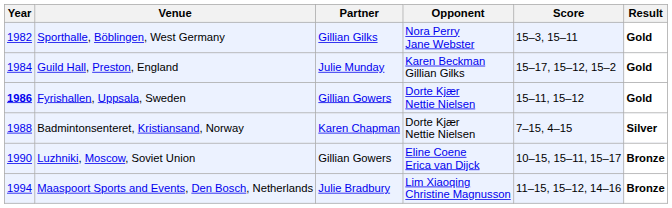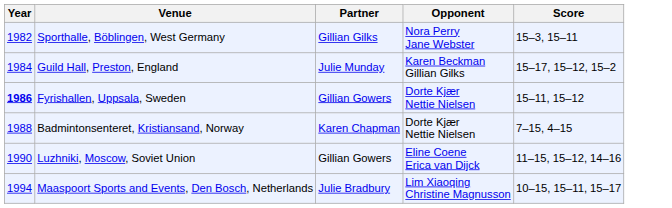- column: (646, 14)
(569, 159) 10–15, 15–11, 15–17 -> (569, 159) 11–15, 15–12, 14–16
(569, 189) 11–15, 15–12, 14–16 -> (569, 189) 10–15, 15–11, 15–17
